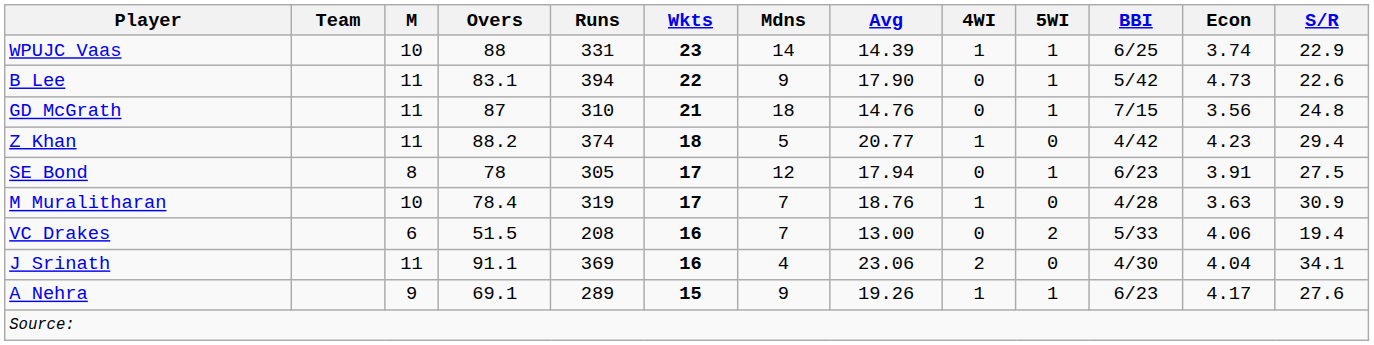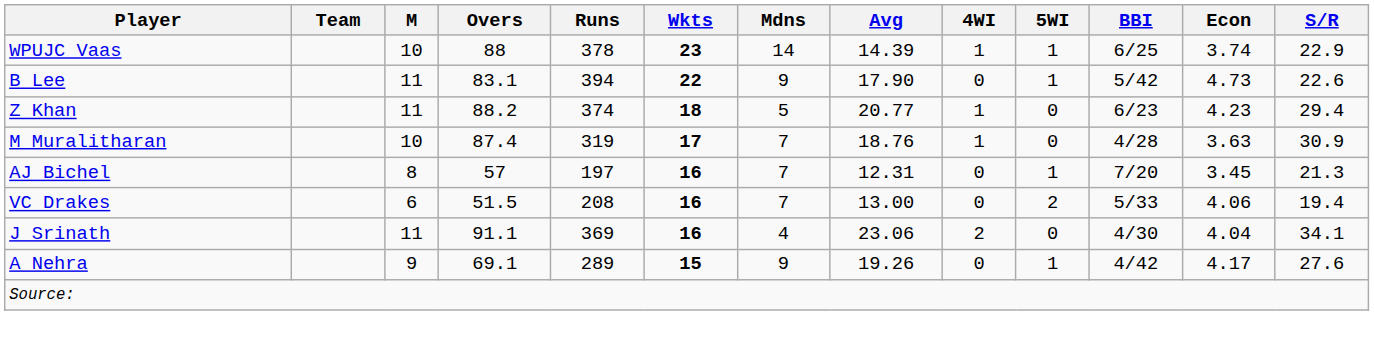(598, 50) 331 -> (598, 50) 378
- row: (65, 112)
(1136, 142) 4/42 -> (1136, 112) 6/23
- row: (48, 173)
(495, 203) 78.4 -> (495, 142) 87.4
+ row: (60, 173)
(979, 295) 1 -> (979, 264) 0
(1136, 295) 6/23 -> (1136, 264) 4/42
